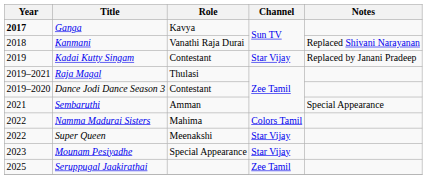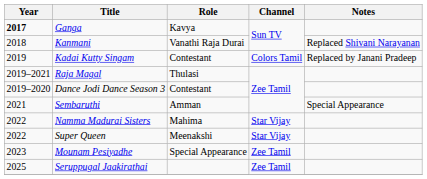(271, 58) Star Vijay -> (277, 58) Colors Tamil
(277, 120) Colors Tamil -> (271, 120) Star Vijay
(271, 151) Star Vijay -> (271, 151) Zee Tamil
